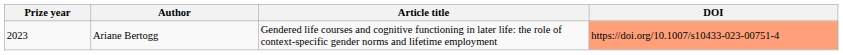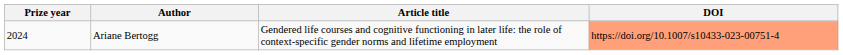(17, 35) 2023 -> (17, 35) 2024
